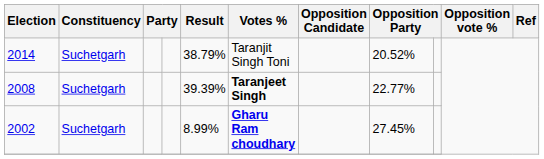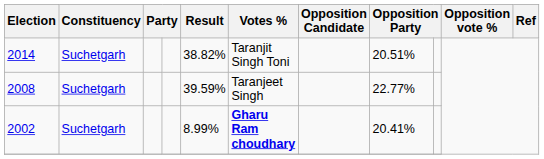(205, 55) 38.79% -> (205, 55) 38.82%
(394, 55) 20.52% -> (394, 55) 20.51%
(205, 89) 39.39% -> (205, 89) 39.59%
(259, 89) bold -> (257, 89) normal
(394, 129) 27.45% -> (394, 129) 20.41%
